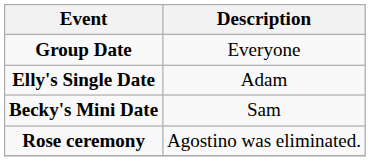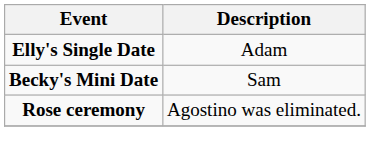- row: (84, 49)
